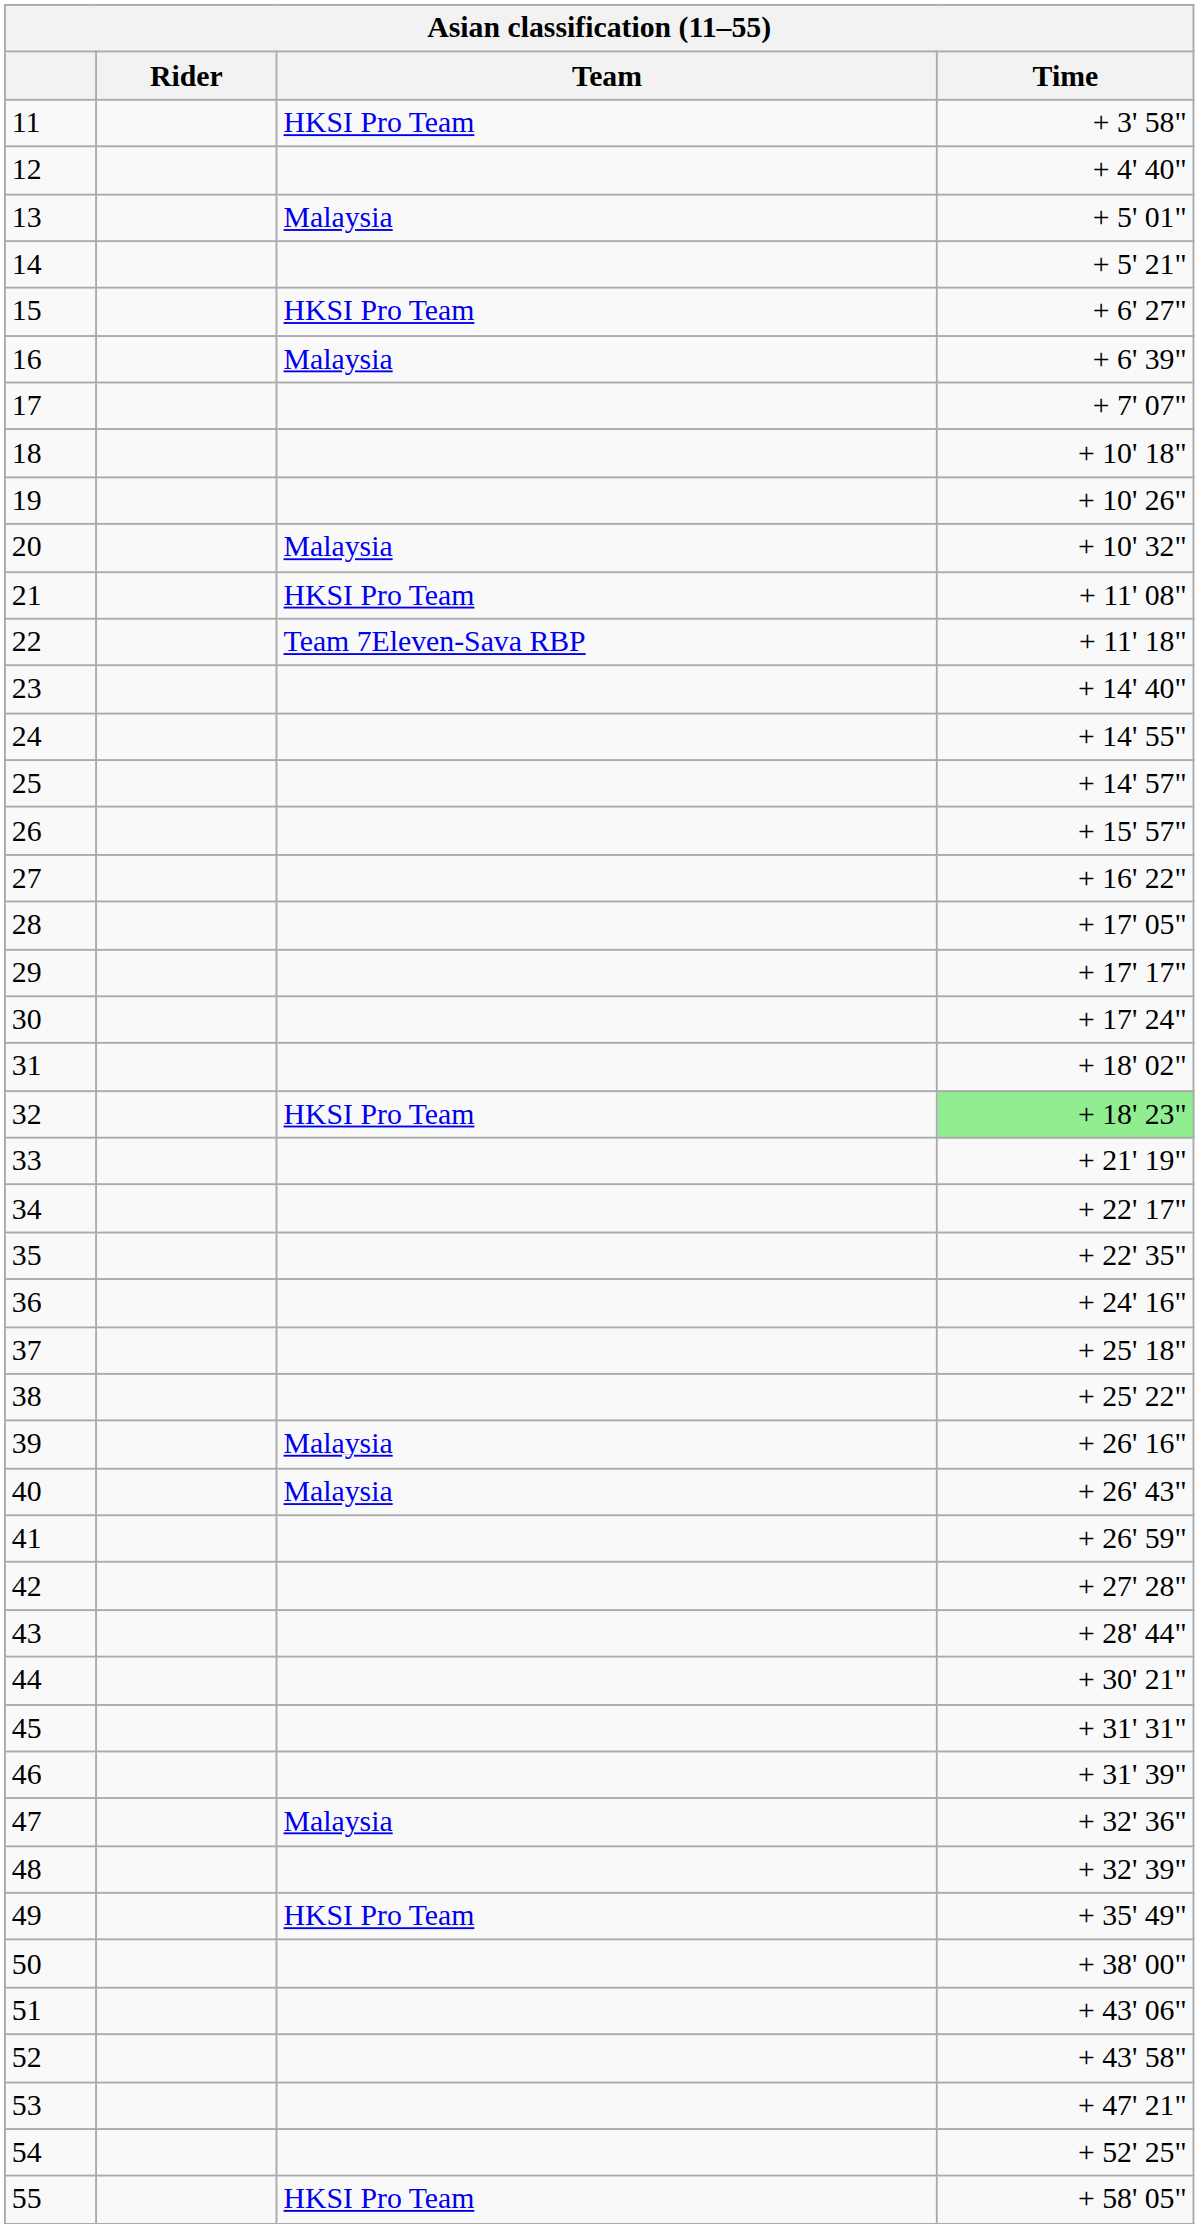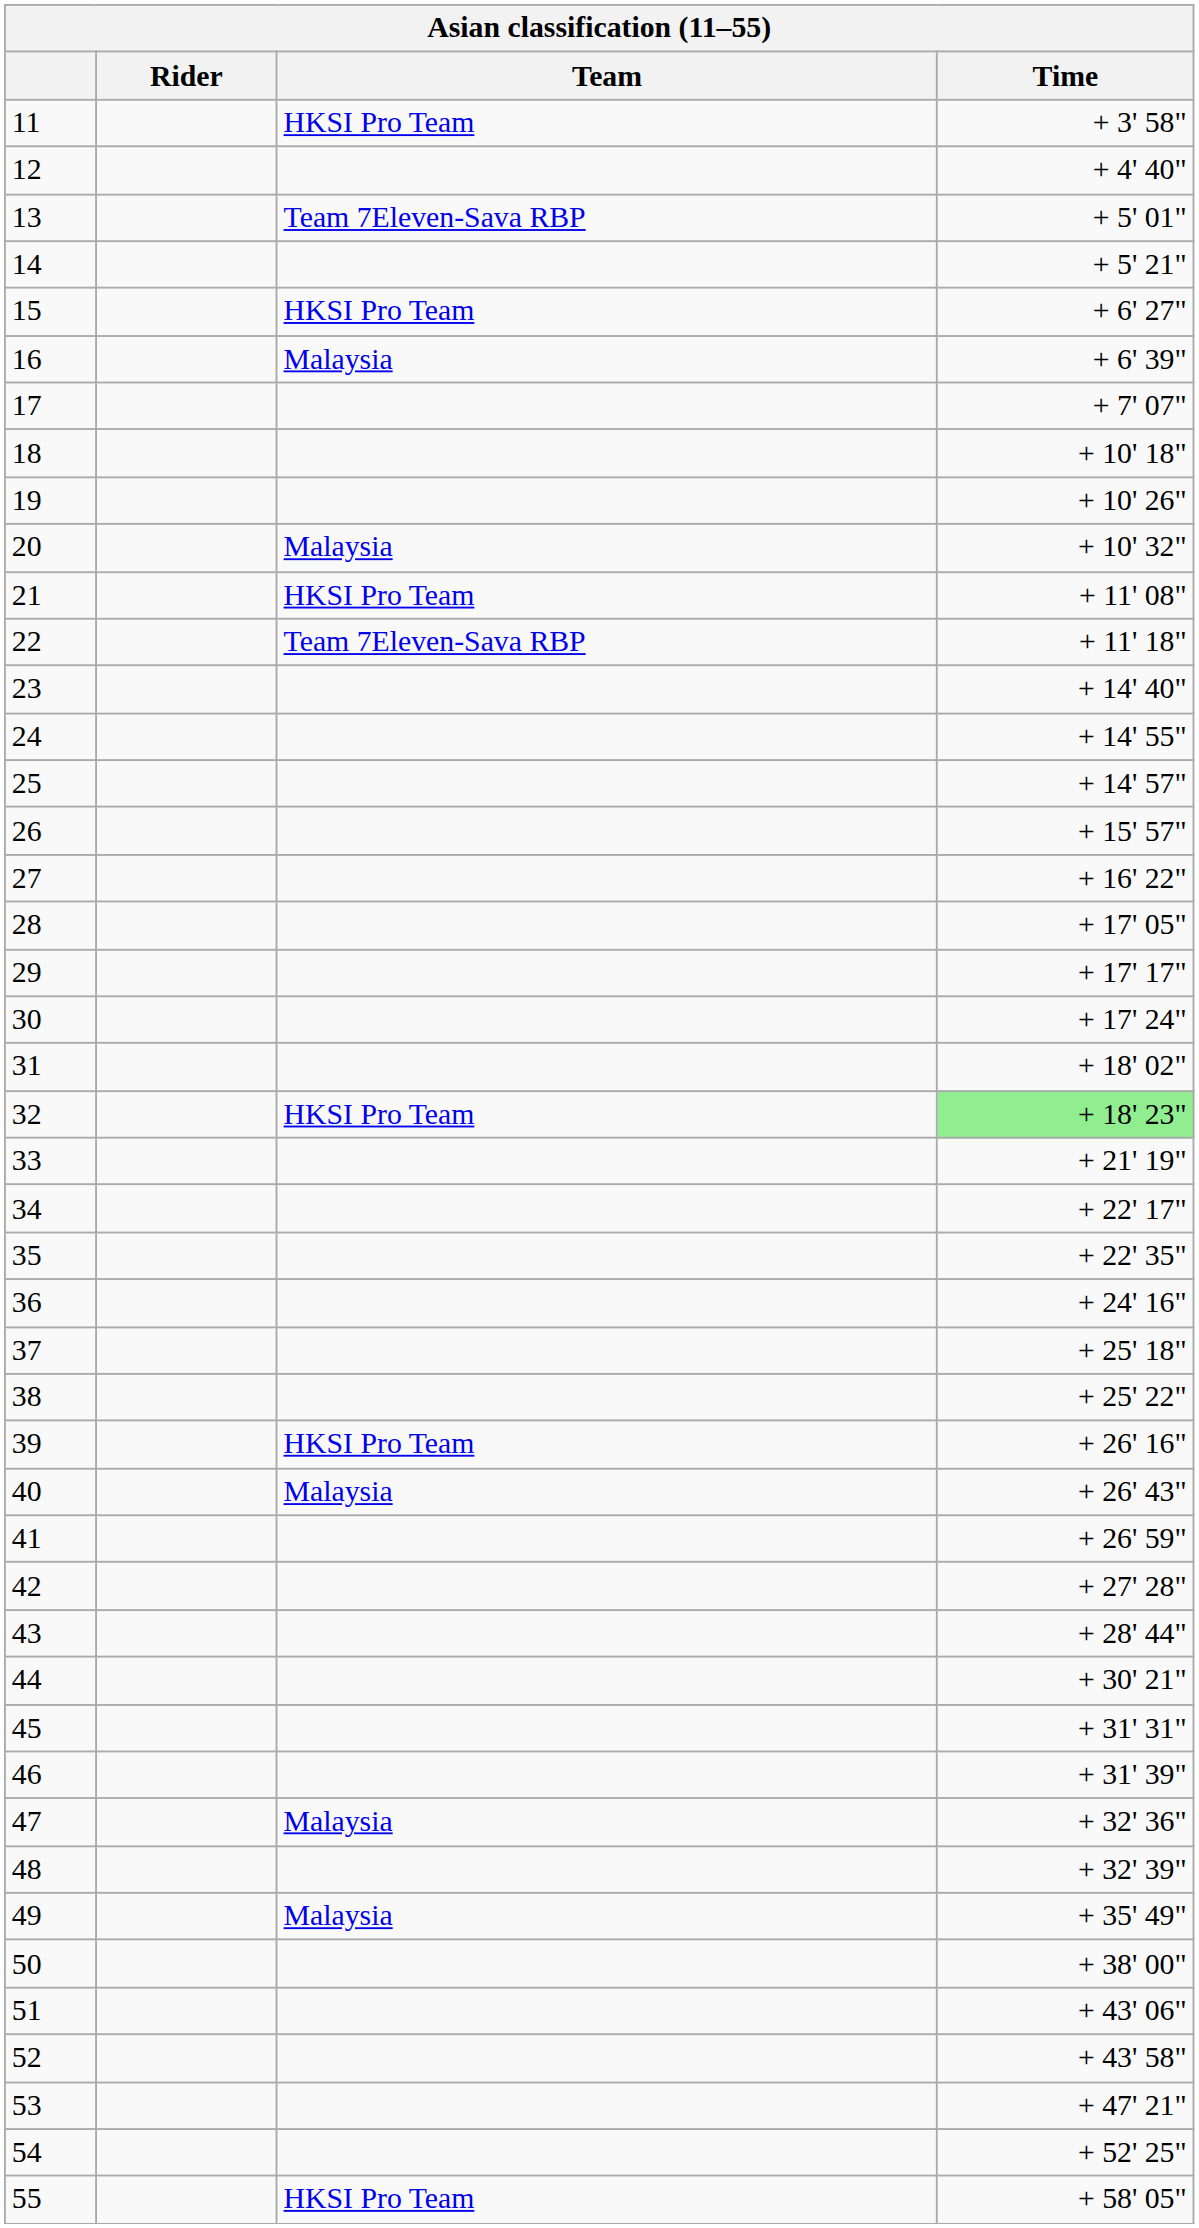(338, 216) Malaysia -> (435, 216) Team 7Eleven-Sava RBP
(338, 1444) Malaysia -> (379, 1444) HKSI Pro Team
(379, 1915) HKSI Pro Team -> (338, 1915) Malaysia
